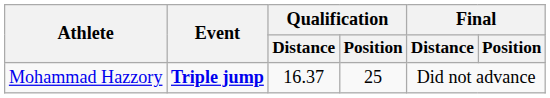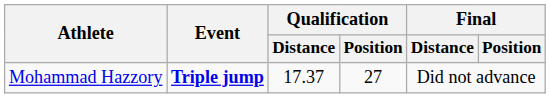(304, 78) 16.37 -> (304, 78) 17.37
(373, 78) 25 -> (373, 78) 27
